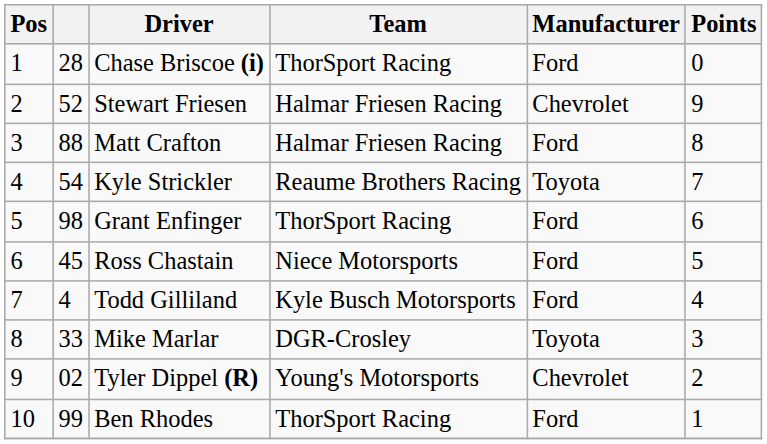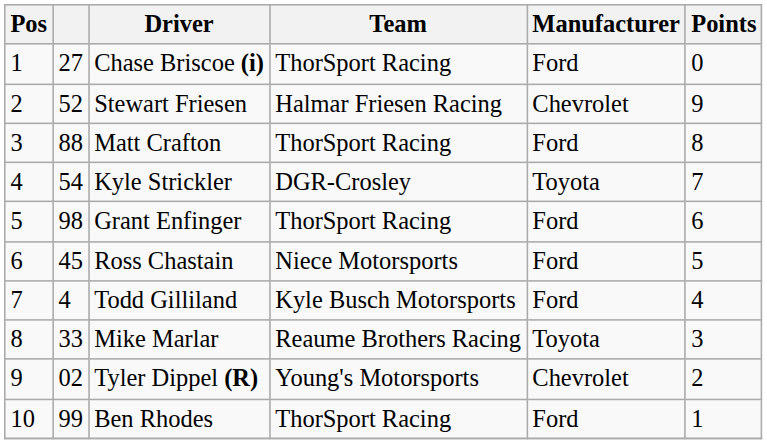(71, 63) 28 -> (71, 63) 27
(389, 142) Halmar Friesen Racing -> (363, 142) ThorSport Racing
(398, 181) Reaume Brothers Racing -> (343, 181) DGR-Crosley
(343, 338) DGR-Crosley -> (398, 338) Reaume Brothers Racing
